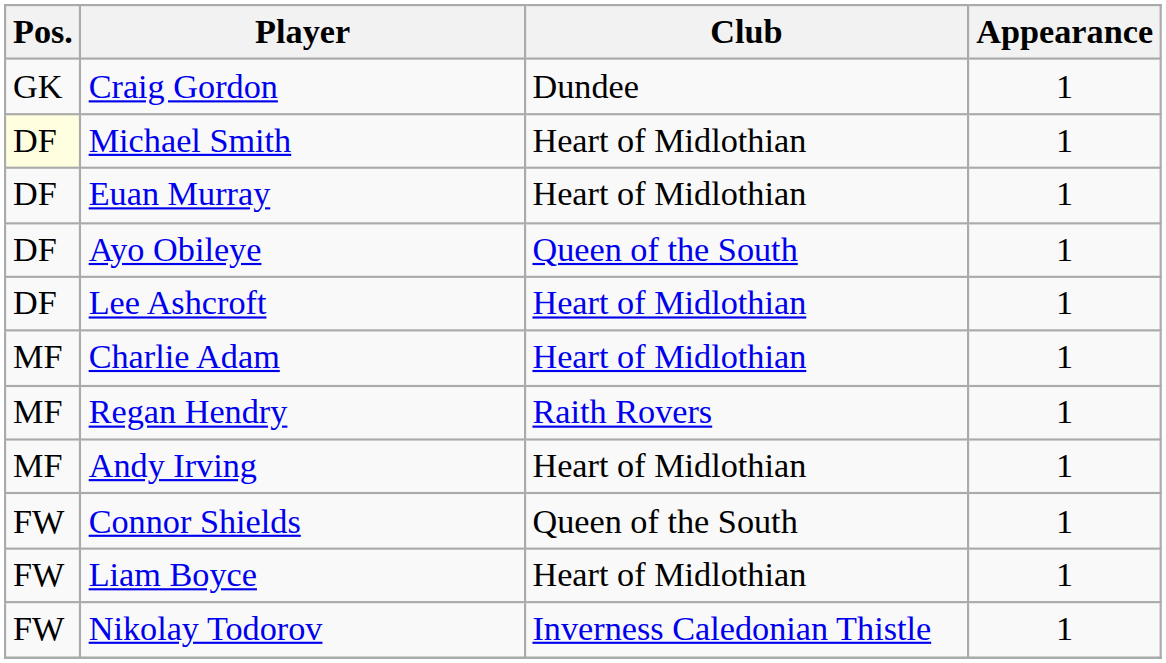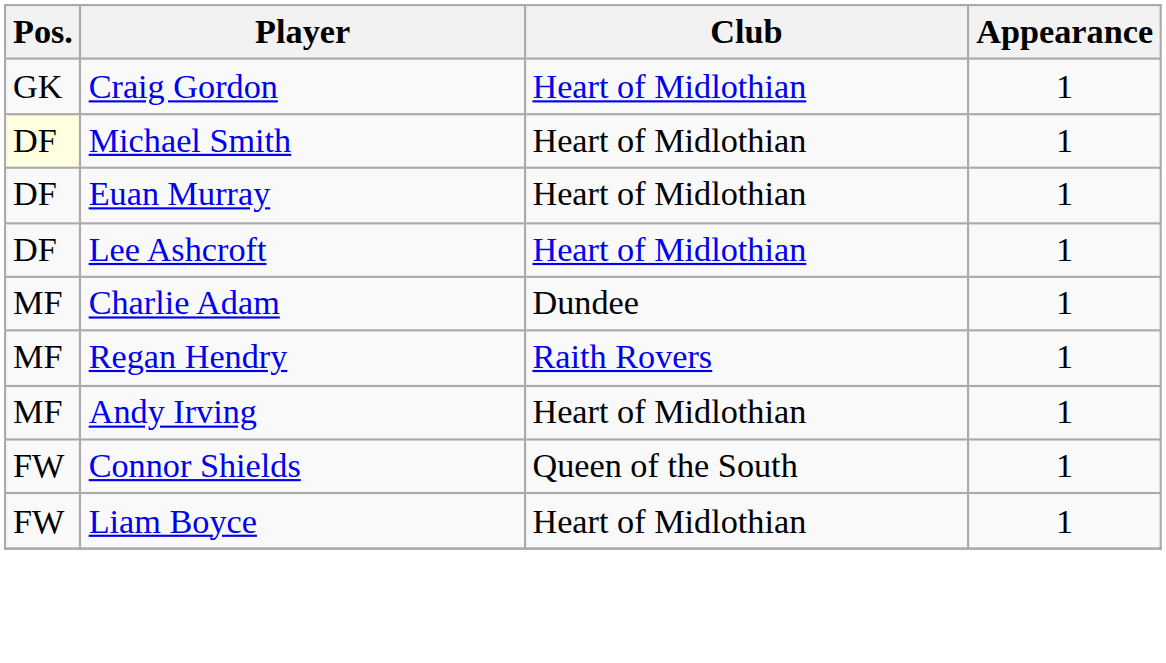(586, 85) Dundee -> (669, 85) Heart of Midlothian
- row: (175, 248)
(669, 357) Heart of Midlothian -> (586, 303) Dundee
- row: (206, 628)
